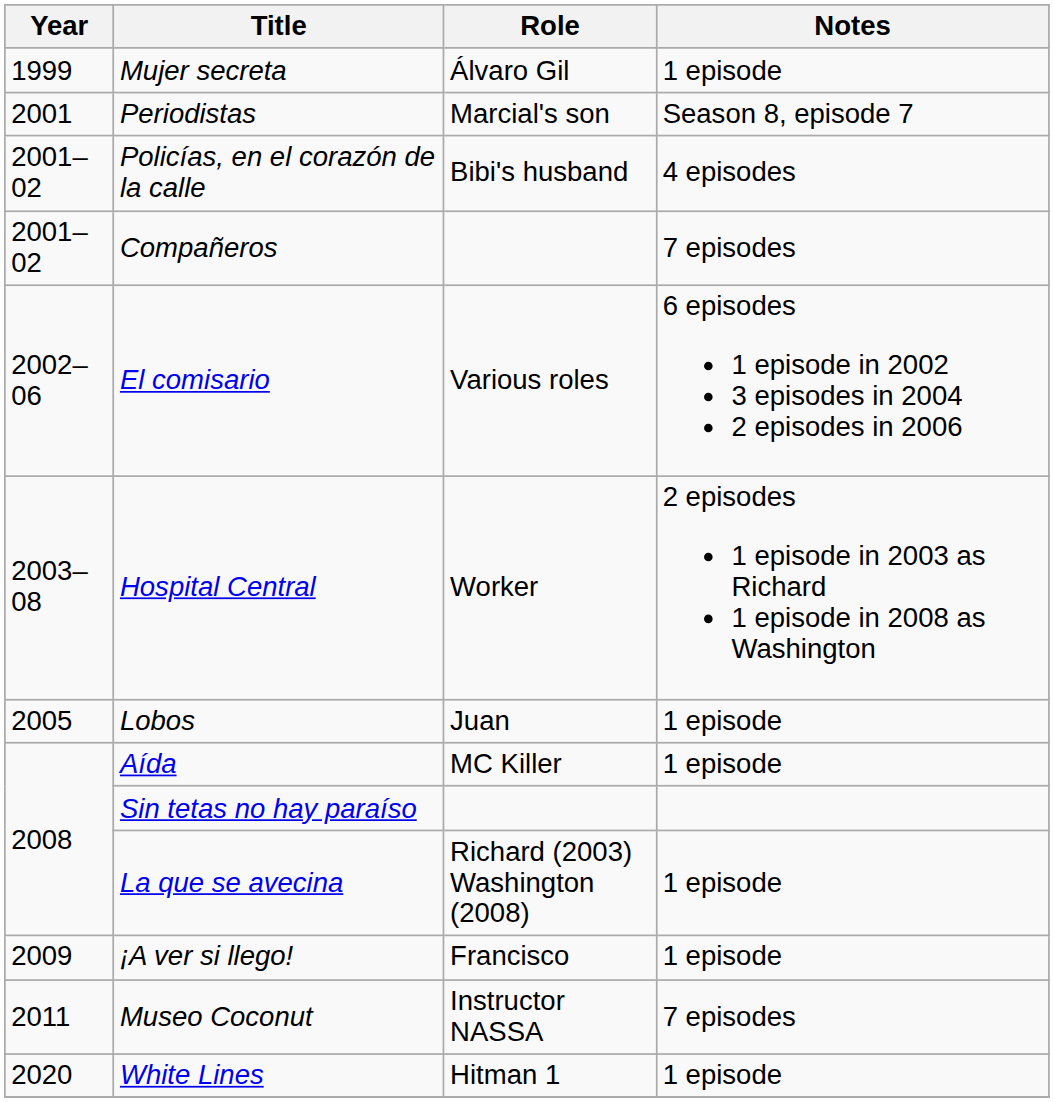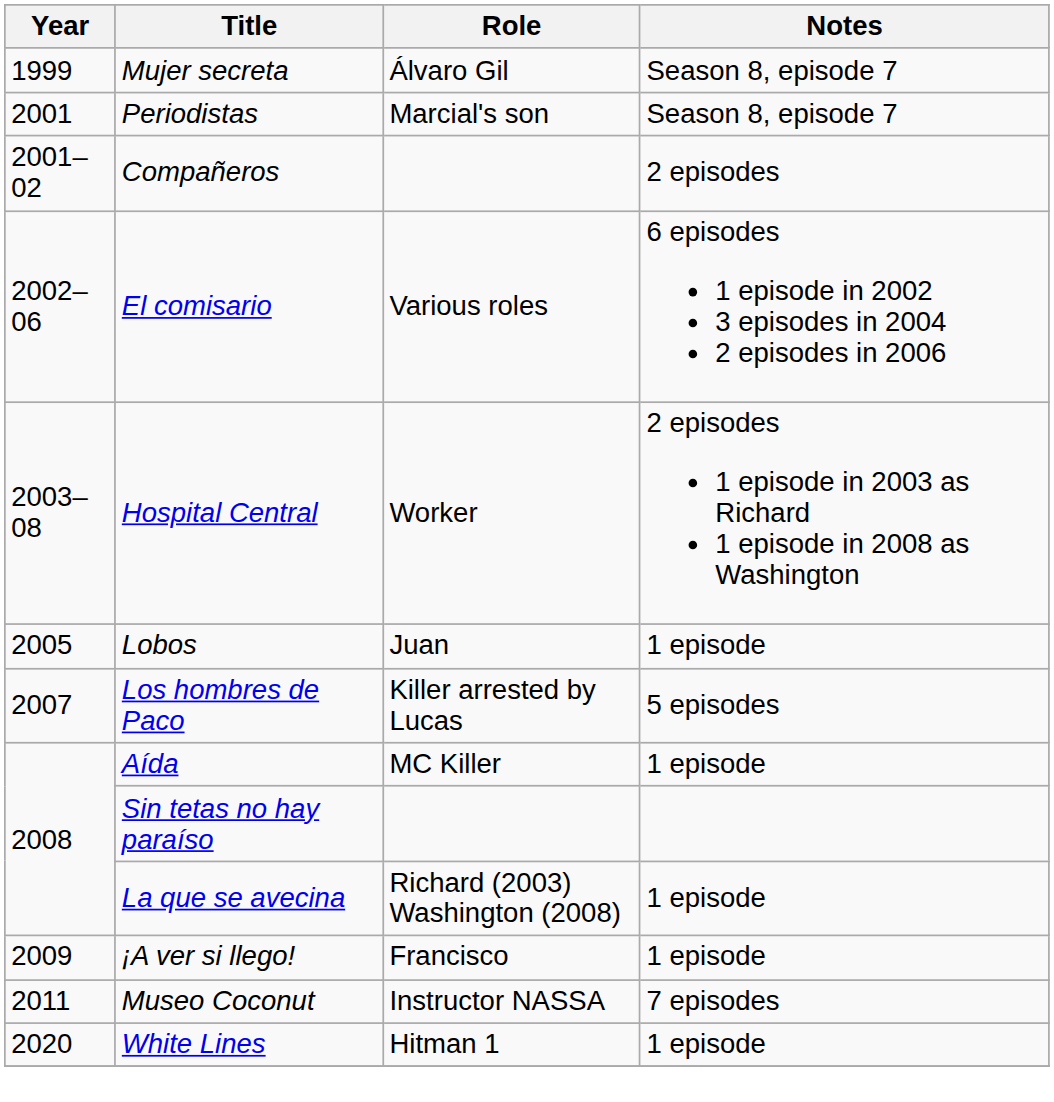(722, 69) 1 episode -> (772, 69) Season 8, episode 7
- row: (278, 172)
(729, 247) 7 episodes -> (713, 172) 2 episodes
+ row: (220, 705)
